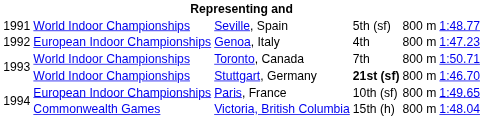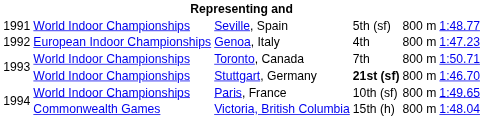(122, 92) European Indoor Championships -> (112, 92) World Indoor Championships
